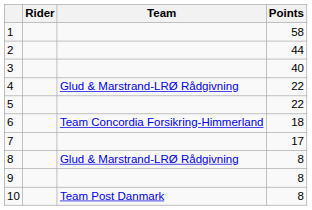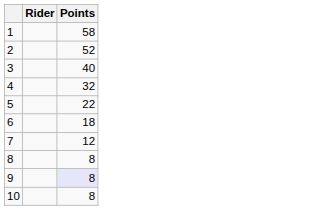- column: (162, 13)
(298, 50) 44 -> (89, 50) 52
(298, 86) 22 -> (89, 86) 32
(298, 141) 17 -> (89, 141) 12
(301, 178) no background -> (92, 178) lavender background
